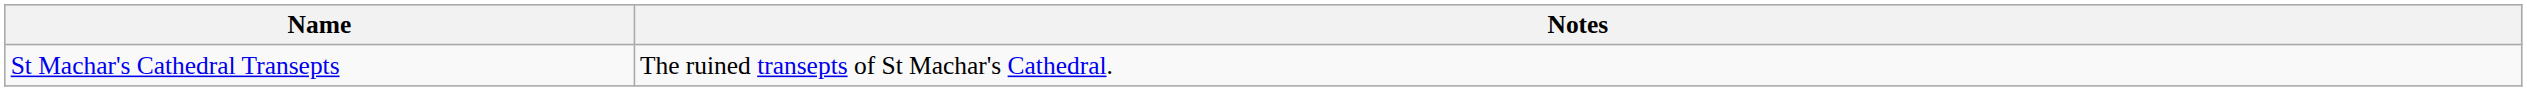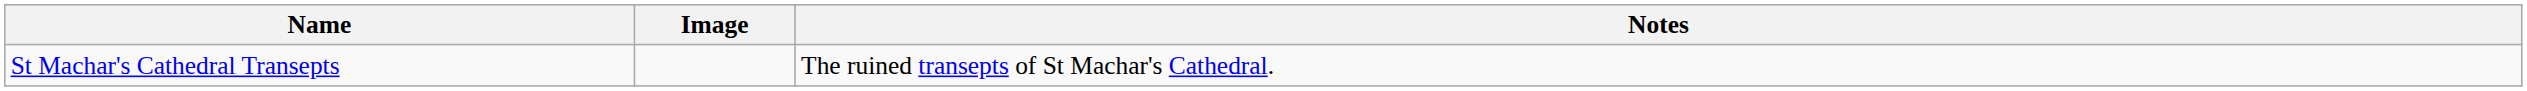+ column: (715, 24)
